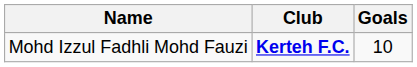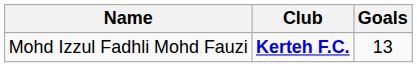(383, 47) 10 -> (383, 47) 13
